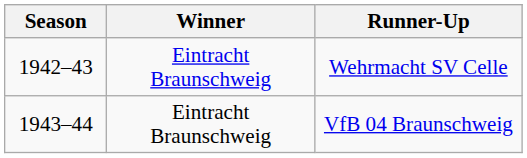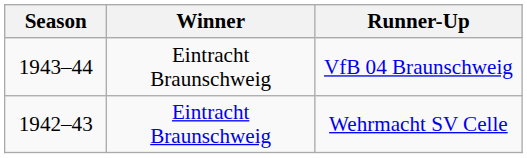rows swapped: (418, 66) <-> (418, 123)
